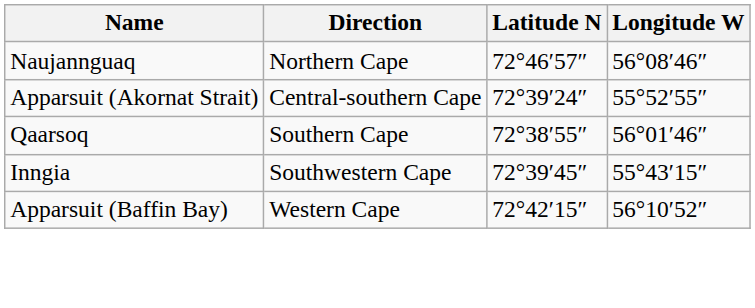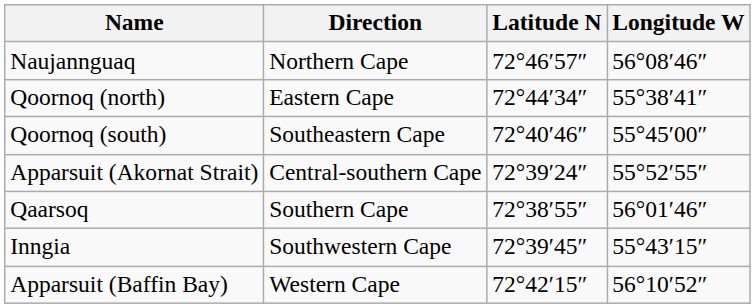+ row: (88, 97)
+ row: (88, 135)
